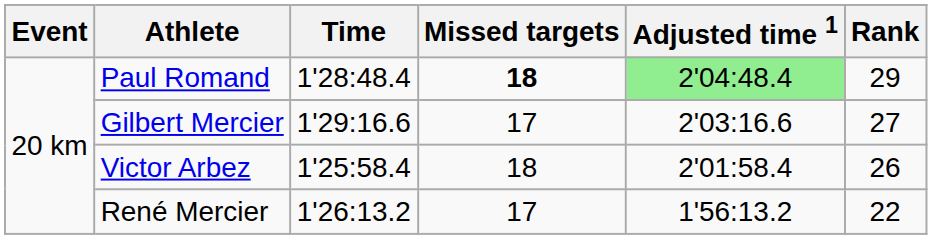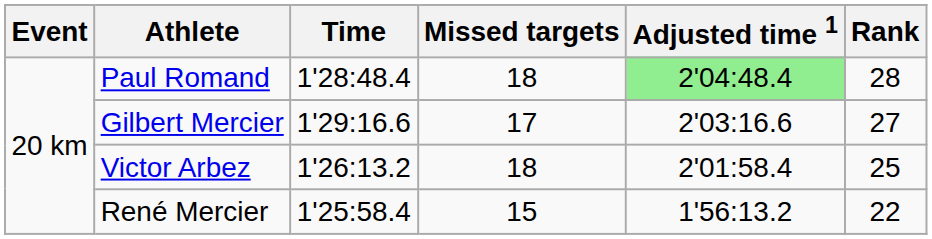(522, 79) bold -> (522, 79) normal
(885, 79) 29 -> (885, 79) 28
(354, 167) 1'25:58.4 -> (354, 167) 1'26:13.2
(885, 167) 26 -> (885, 167) 25
(354, 211) 1'26:13.2 -> (354, 211) 1'25:58.4
(522, 211) 17 -> (522, 211) 15
